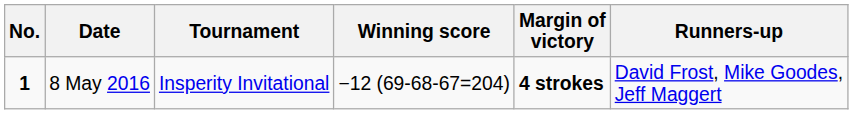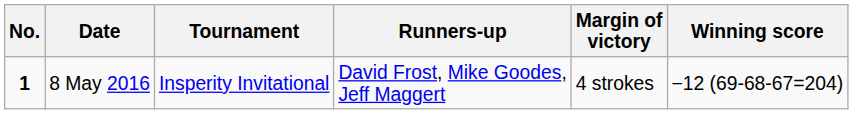columns swapped: (424, 31) <-> (729, 31)
(561, 83) bold -> (615, 83) normal
